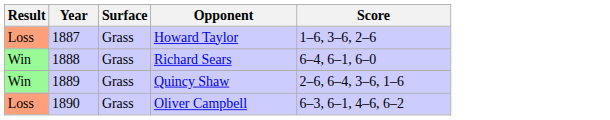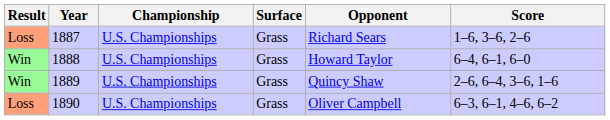+ column: (176, 15)
(196, 37) Howard Taylor -> (347, 37) Richard Sears
(193, 59) Richard Sears -> (350, 59) Howard Taylor
